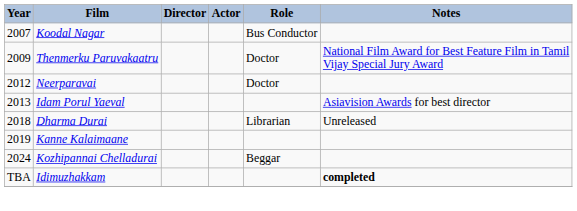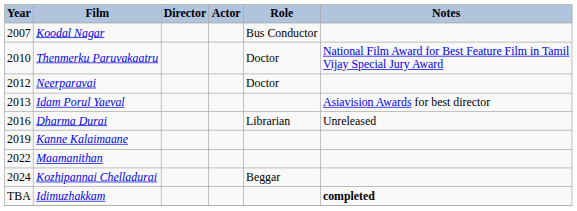(19, 58) 2009 -> (19, 58) 2010
(19, 121) 2018 -> (19, 121) 2016
+ row: (69, 158)
